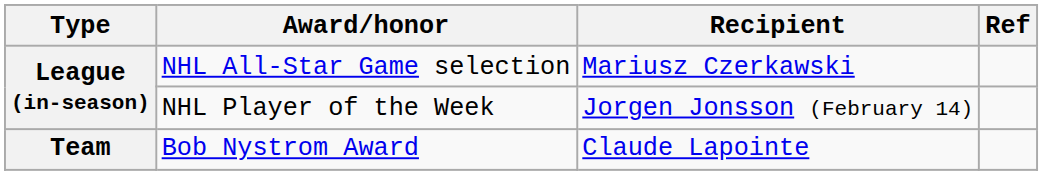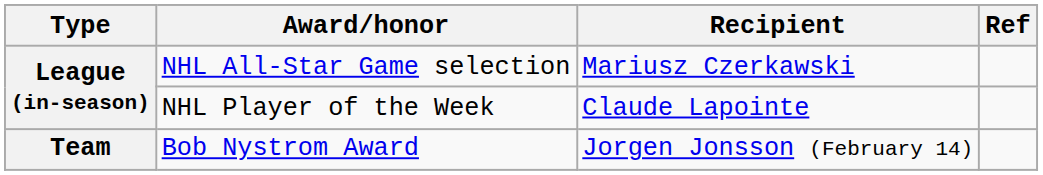(778, 108) Jorgen Jonsson (February 14) -> (696, 108) Claude Lapointe
(696, 149) Claude Lapointe -> (778, 149) Jorgen Jonsson (February 14)
